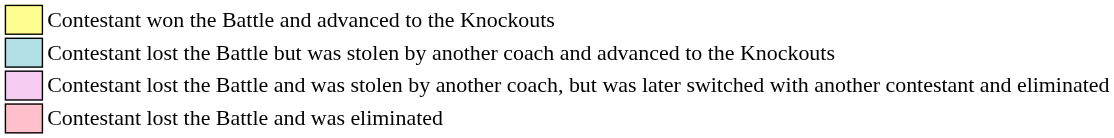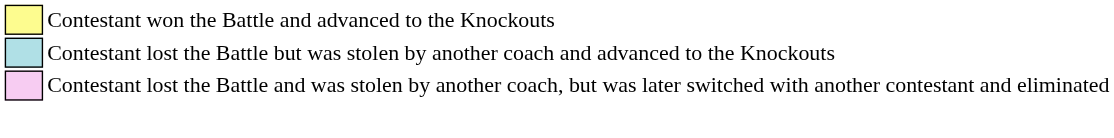- row: (245, 118)
